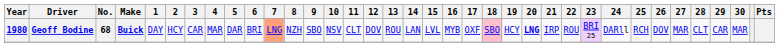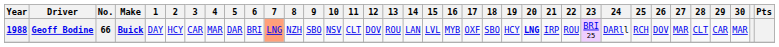(17, 30) 1980 -> (17, 30) 1988
(106, 30) 68 -> (106, 30) 66
(492, 30) pink background -> (492, 30) no background
